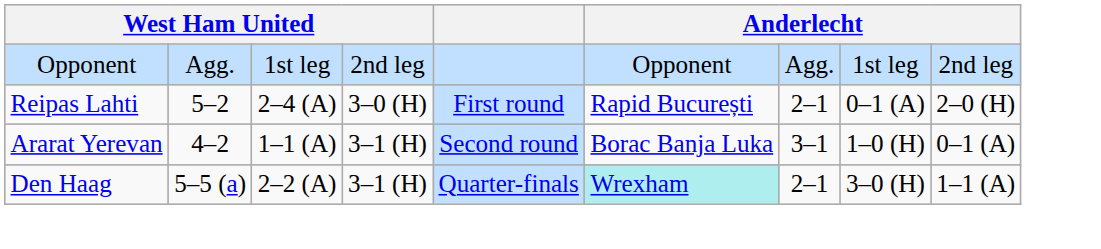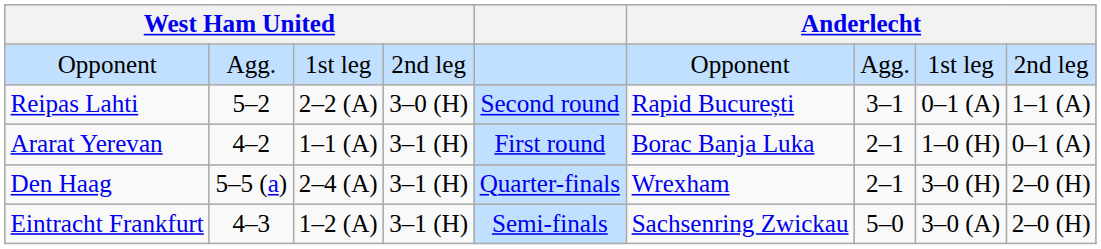(297, 104) 2–4 (A) -> (338, 104) 2–2 (A)
(509, 104) First round -> (550, 104) Second round
(810, 104) 2–1 -> (885, 104) 3–1
(976, 104) 2–0 (H) -> (1051, 104) 1–1 (A)
(509, 143) Second round -> (550, 143) First round
(810, 143) 3–1 -> (885, 143) 2–1
(297, 183) 2–2 (A) -> (338, 183) 2–4 (A)
(639, 183) paleturquoise background -> (681, 183) no background
(976, 183) 1–1 (A) -> (1051, 183) 2–0 (H)
+ row: (107, 223)
